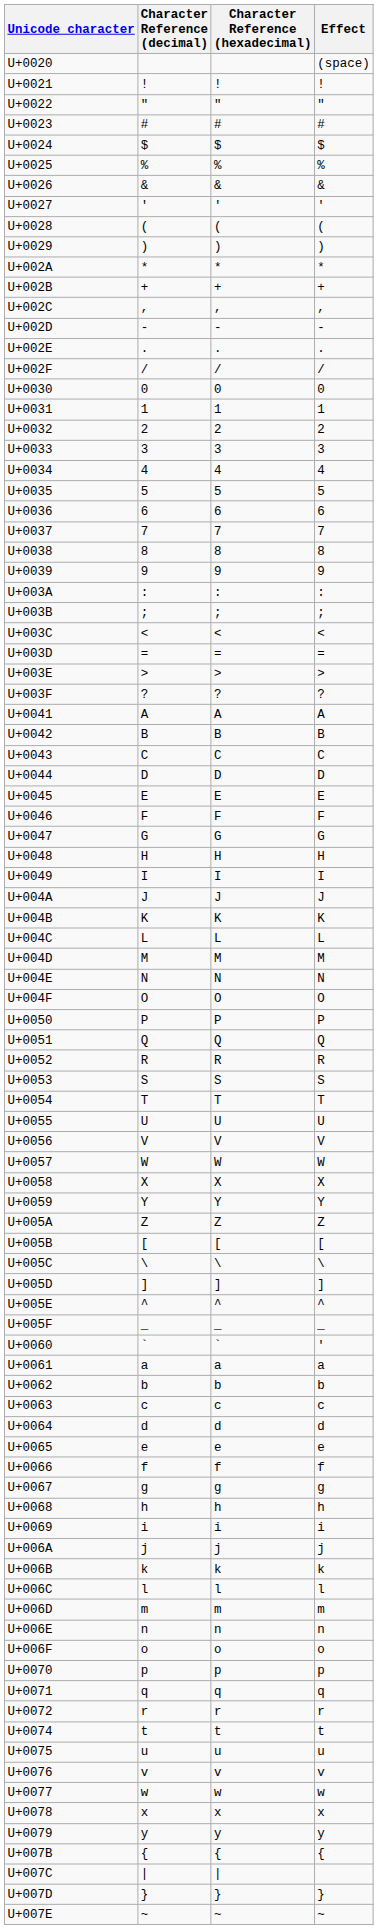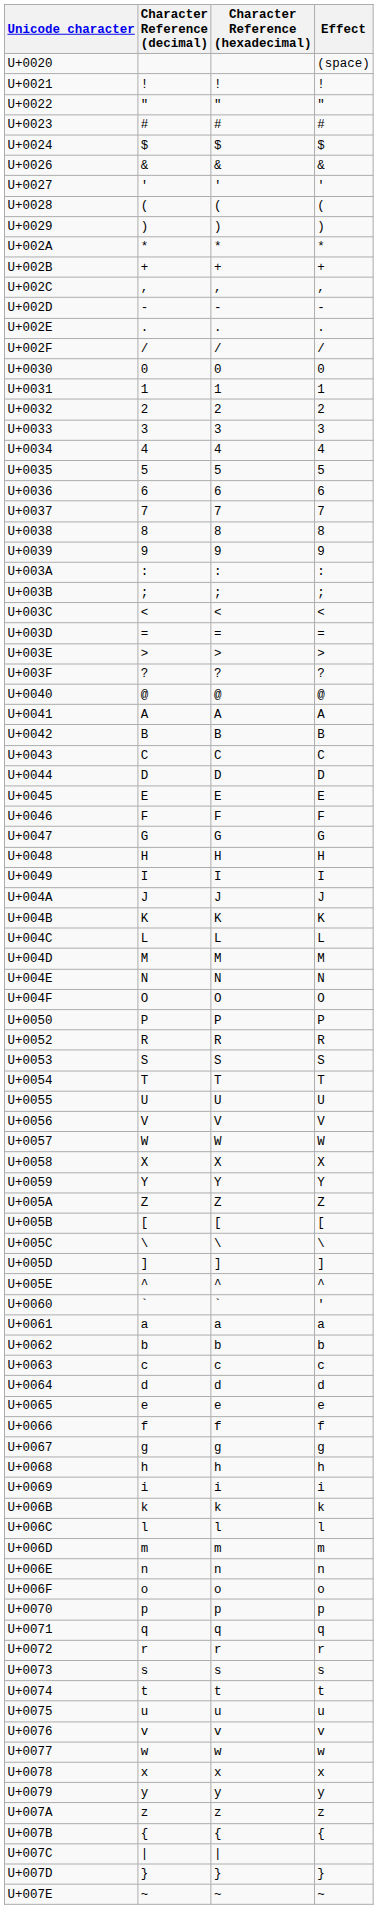- row: (30, 165)
+ row: (30, 694)
- row: (30, 1040)
- row: (30, 1325)
- row: (30, 1549)
+ row: (30, 1671)
+ row: (30, 1813)
